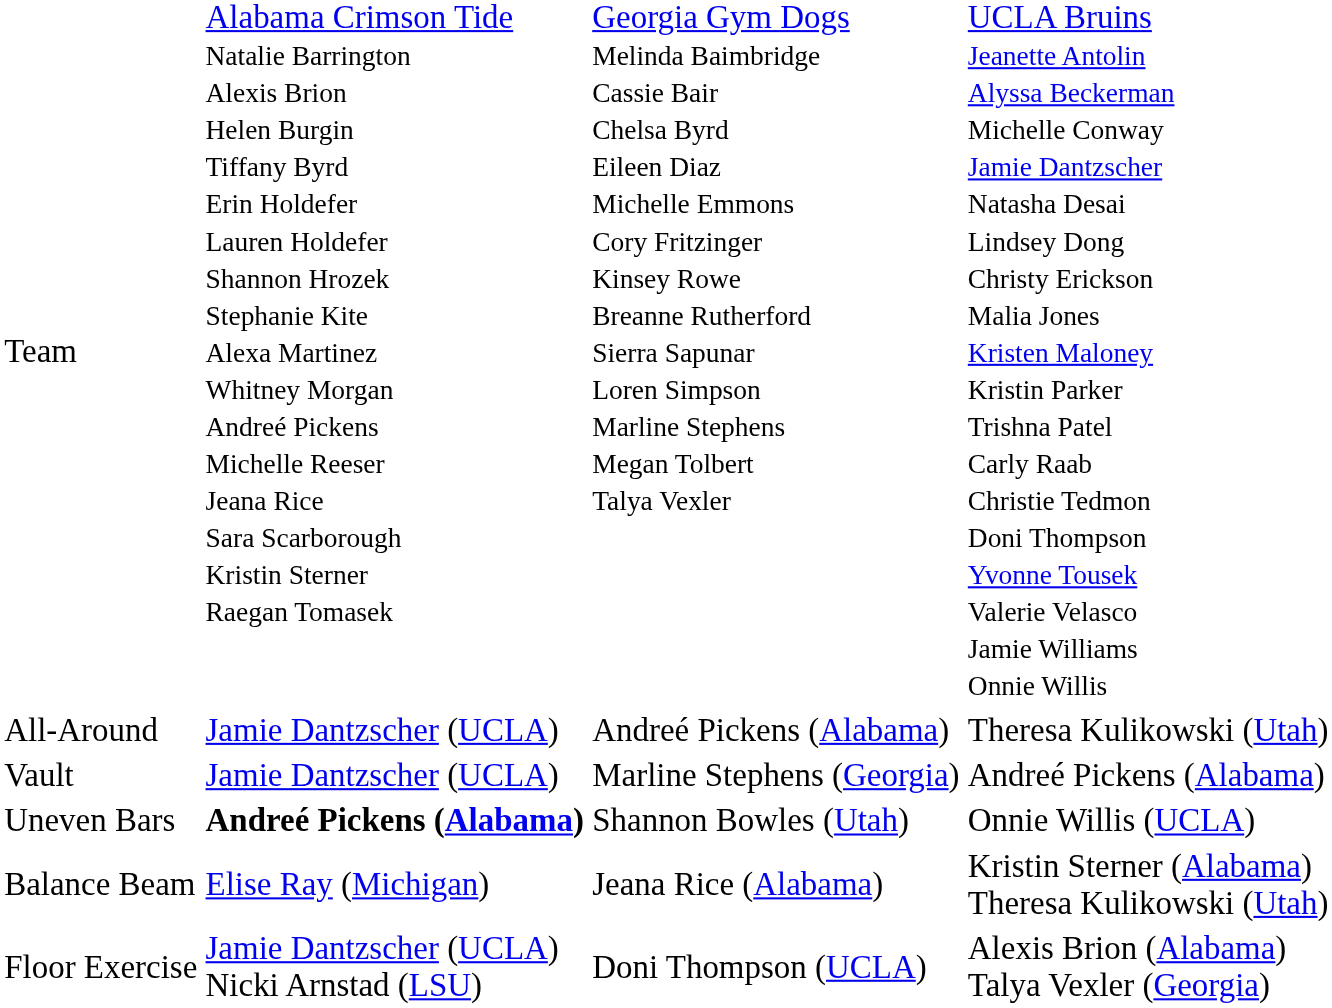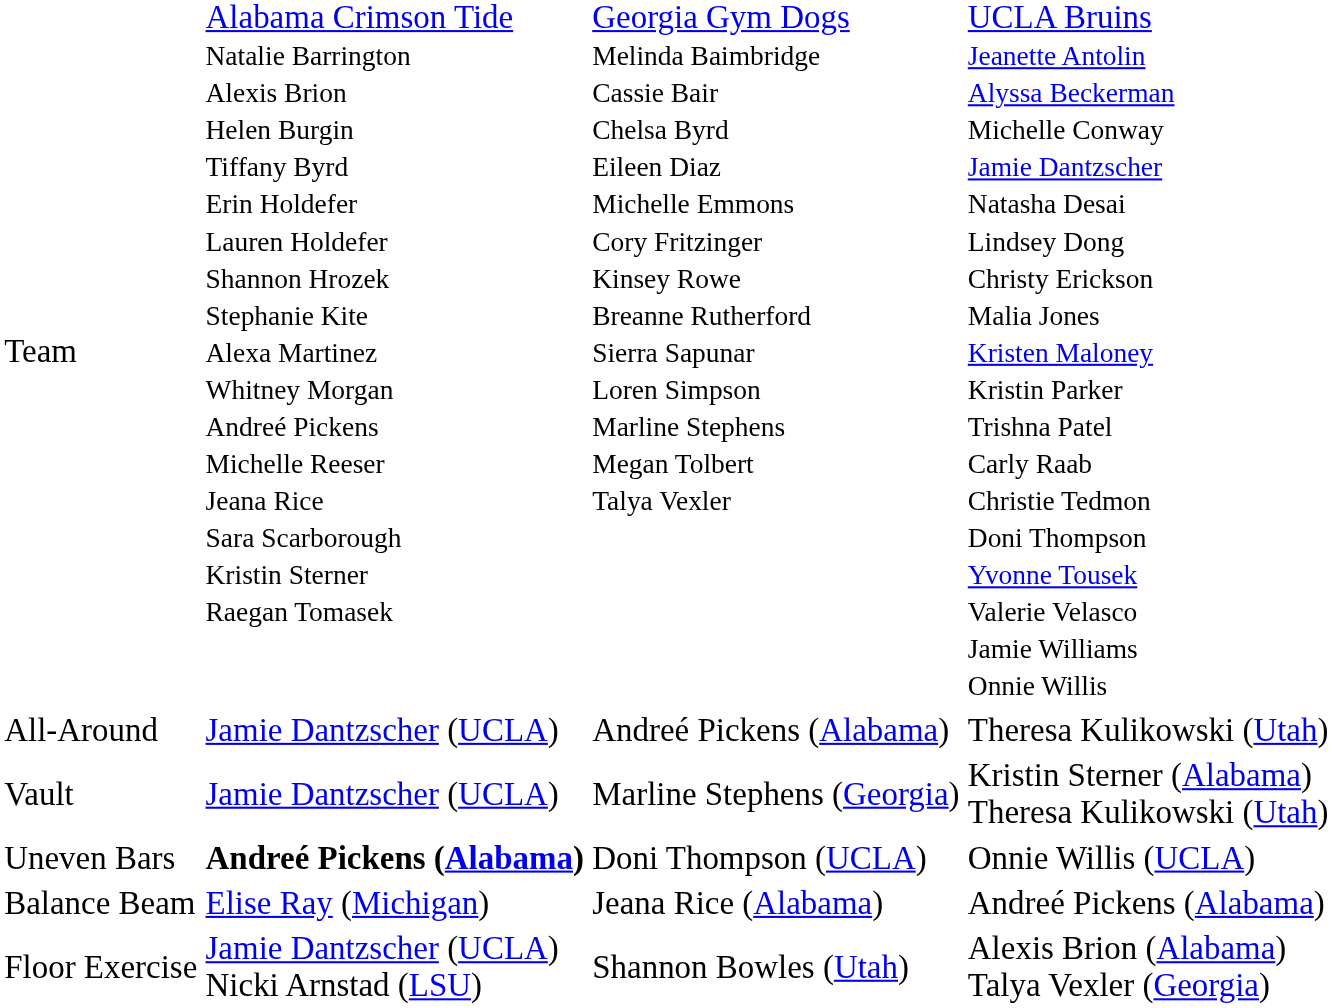(1146, 775) Andreé Pickens (Alabama) -> (1148, 793) Kristin Sterner (Alabama) Theresa Kulikowski (Utah)
(751, 820) Shannon Bowles (Utah) -> (759, 857) Doni Thompson (UCLA)
(1148, 884) Kristin Sterner (Alabama) Theresa Kulikowski (Utah) -> (1146, 902) Andreé Pickens (Alabama)
(759, 966) Doni Thompson (UCLA) -> (751, 966) Shannon Bowles (Utah)
